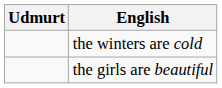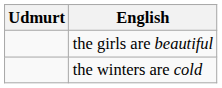rows swapped: (143, 69) <-> (137, 43)
